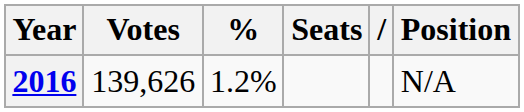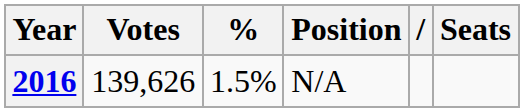columns swapped: (327, 29) <-> (456, 29)
(243, 80) 1.2% -> (243, 80) 1.5%
